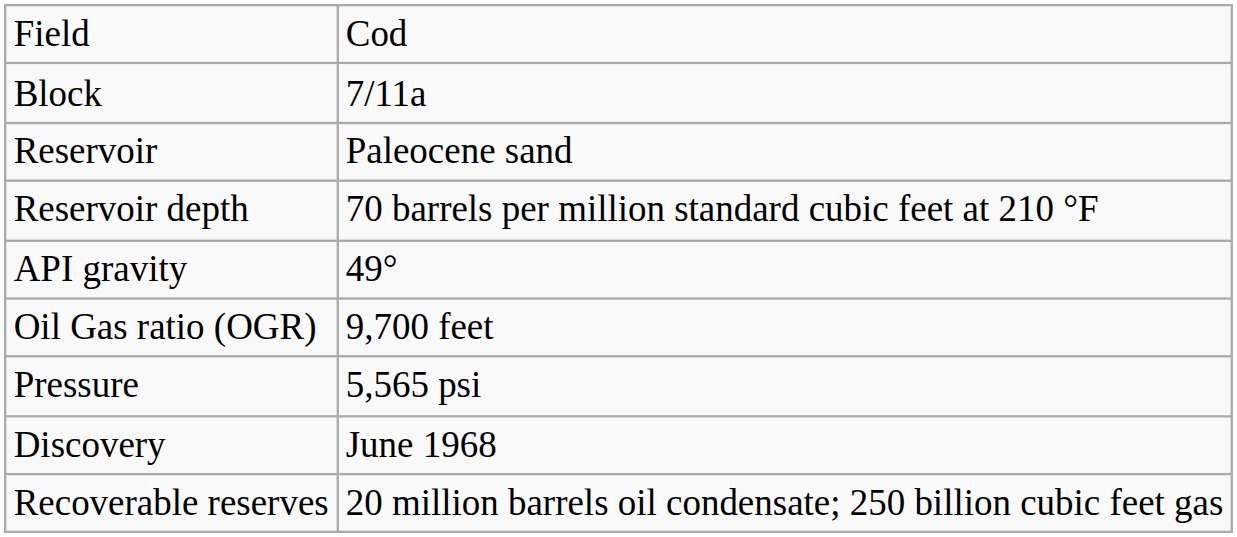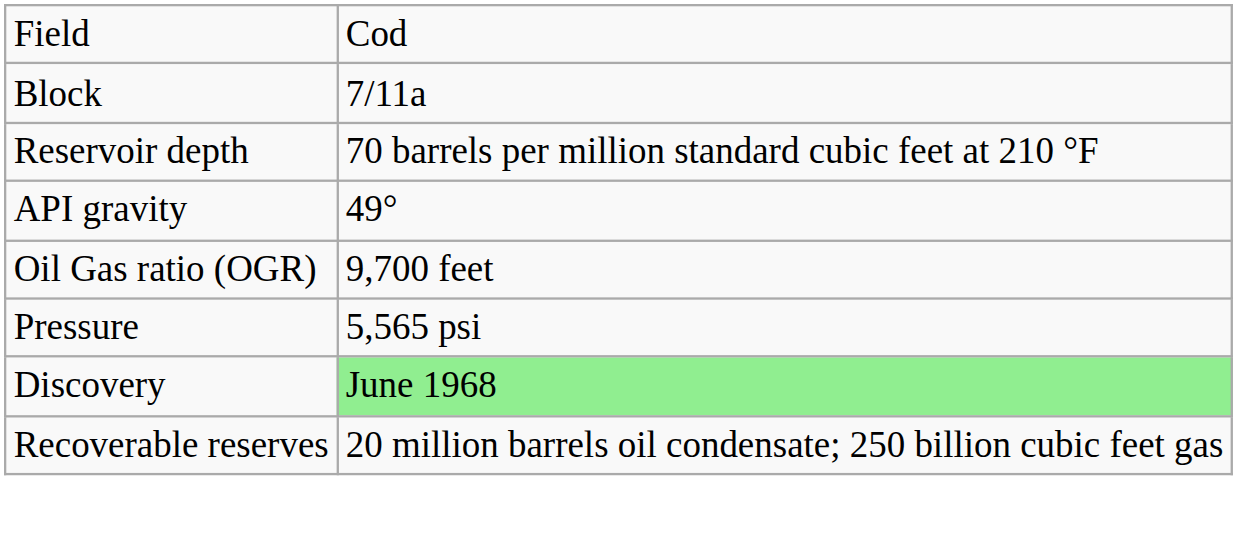- row: (86, 151)
(421, 444) no background -> (421, 385) lightgreen background
